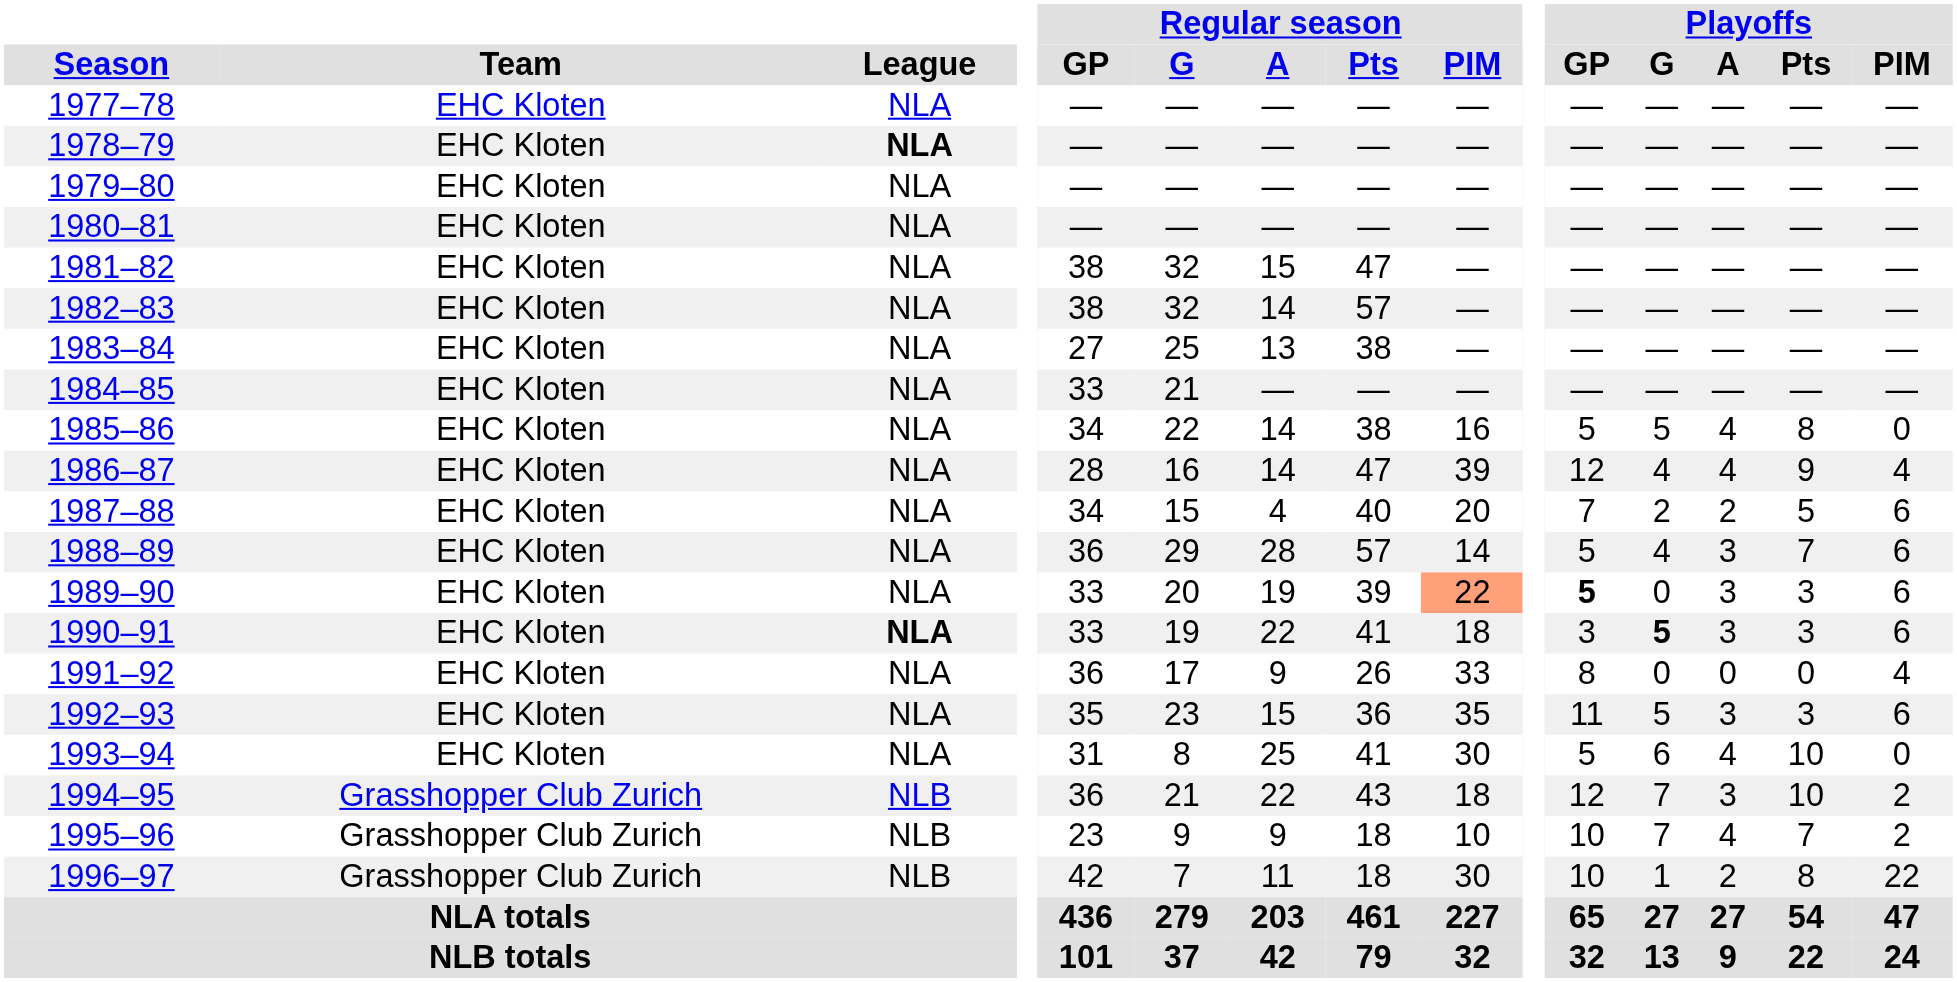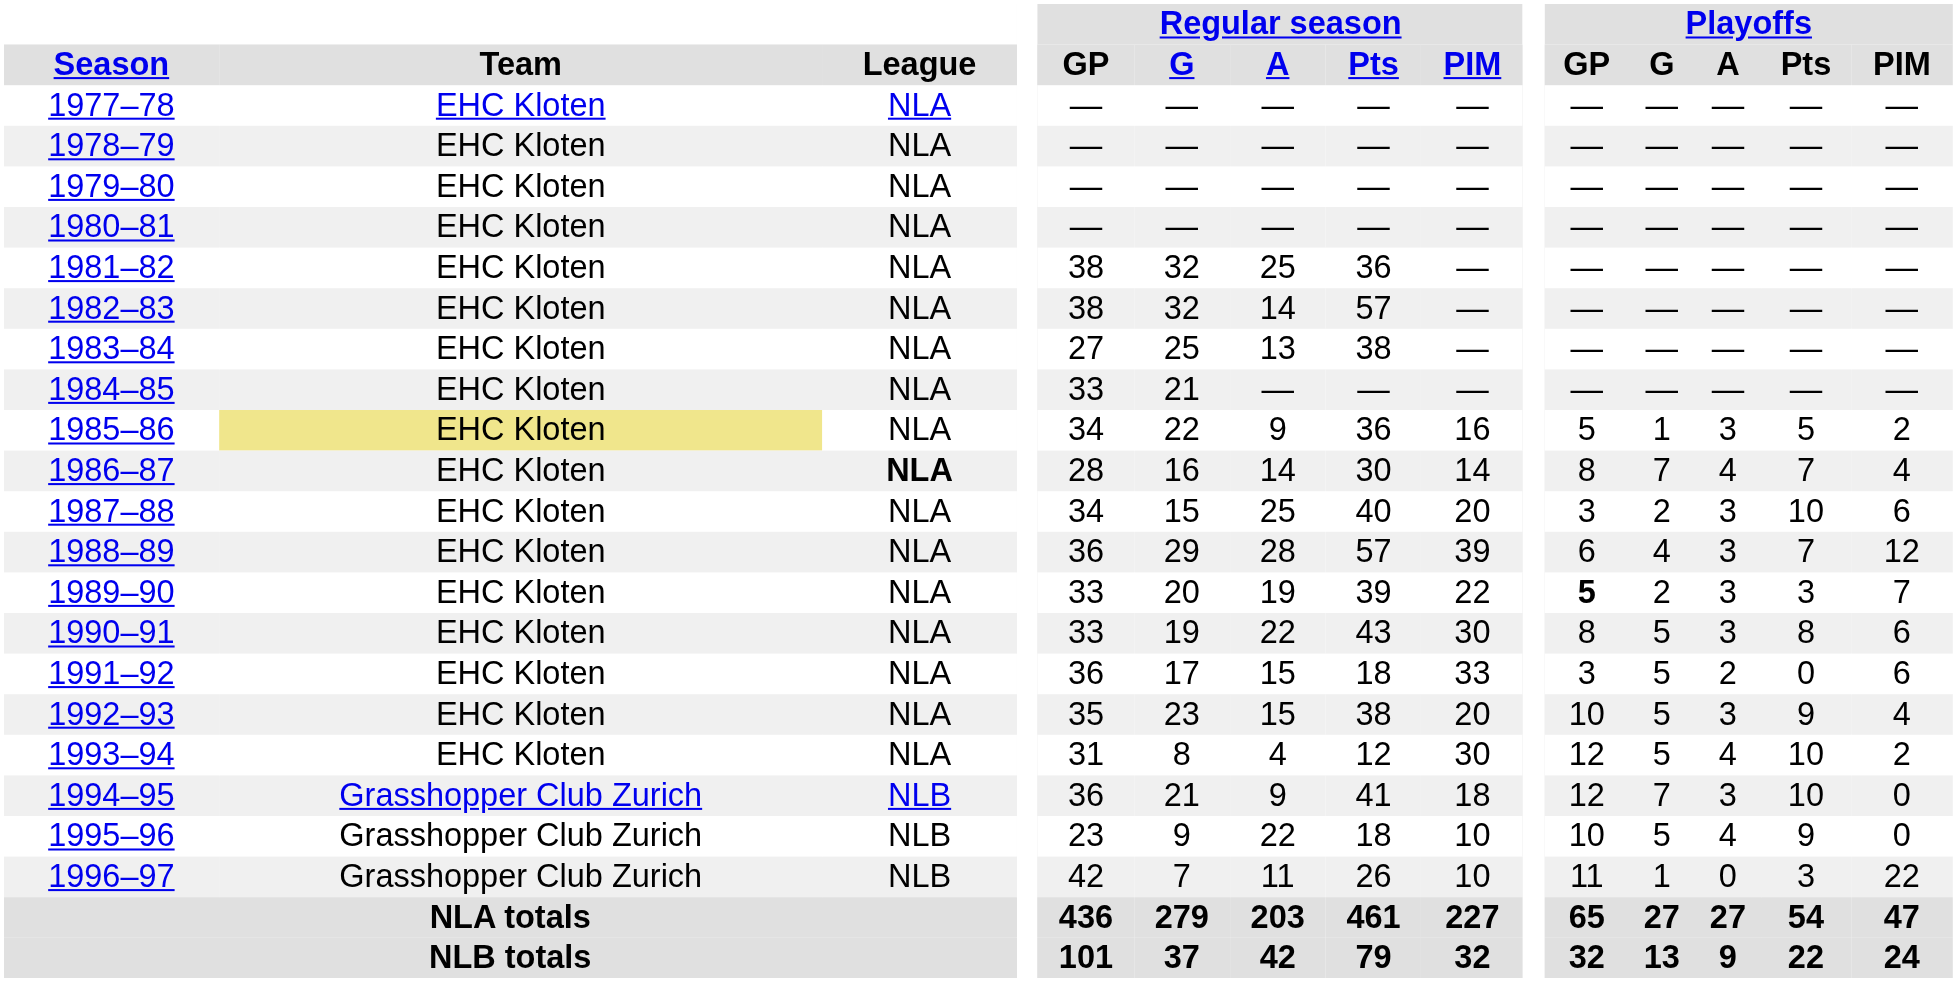(920, 145) bold -> (920, 145) normal
(1278, 267) 15 -> (1278, 267) 25
(1374, 267) 47 -> (1374, 267) 36
(521, 429) no background -> (521, 429) khaki background
(1278, 429) 14 -> (1278, 429) 9
(1374, 429) 38 -> (1374, 429) 36
(1662, 429) 5 -> (1662, 429) 1
(1728, 429) 4 -> (1728, 429) 3
(1806, 429) 8 -> (1806, 429) 5
(1902, 429) 0 -> (1902, 429) 2
(920, 470) normal -> (920, 470) bold
(1374, 470) 47 -> (1374, 470) 30
(1472, 470) 39 -> (1472, 470) 14
(1587, 470) 12 -> (1587, 470) 8
(1662, 470) 4 -> (1662, 470) 7
(1806, 470) 9 -> (1806, 470) 7
(1278, 510) 4 -> (1278, 510) 25
(1587, 510) 7 -> (1587, 510) 3
(1728, 510) 2 -> (1728, 510) 3
(1806, 510) 5 -> (1806, 510) 10
(1472, 551) 14 -> (1472, 551) 39
(1587, 551) 5 -> (1587, 551) 6
(1902, 551) 6 -> (1902, 551) 12
(1472, 592) lightsalmon background -> (1472, 592) no background
(1662, 592) 0 -> (1662, 592) 2
(1902, 592) 6 -> (1902, 592) 7
(920, 632) bold -> (920, 632) normal
(1374, 632) 41 -> (1374, 632) 43
(1472, 632) 18 -> (1472, 632) 30
(1587, 632) 3 -> (1587, 632) 8
(1662, 632) bold -> (1662, 632) normal
(1806, 632) 3 -> (1806, 632) 8
(1278, 673) 9 -> (1278, 673) 15
(1374, 673) 26 -> (1374, 673) 18
(1587, 673) 8 -> (1587, 673) 3
(1662, 673) 0 -> (1662, 673) 5
(1728, 673) 0 -> (1728, 673) 2
(1902, 673) 4 -> (1902, 673) 6
(1374, 713) 36 -> (1374, 713) 38
(1472, 713) 35 -> (1472, 713) 20
(1587, 713) 11 -> (1587, 713) 10
(1806, 713) 3 -> (1806, 713) 9
(1902, 713) 6 -> (1902, 713) 4
(1278, 754) 25 -> (1278, 754) 4
(1374, 754) 41 -> (1374, 754) 12
(1587, 754) 5 -> (1587, 754) 12
(1662, 754) 6 -> (1662, 754) 5
(1902, 754) 0 -> (1902, 754) 2
(1278, 795) 22 -> (1278, 795) 9
(1374, 795) 43 -> (1374, 795) 41
(1902, 795) 2 -> (1902, 795) 0
(1278, 835) 9 -> (1278, 835) 22
(1662, 835) 7 -> (1662, 835) 5
(1806, 835) 7 -> (1806, 835) 9
(1902, 835) 2 -> (1902, 835) 0
(1374, 876) 18 -> (1374, 876) 26
(1472, 876) 30 -> (1472, 876) 10
(1587, 876) 10 -> (1587, 876) 11
(1728, 876) 2 -> (1728, 876) 0
(1806, 876) 8 -> (1806, 876) 3
